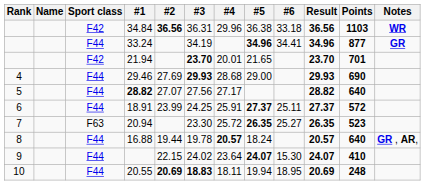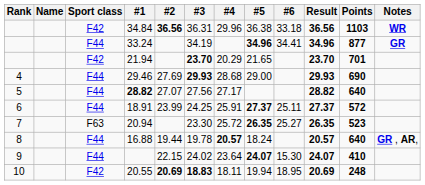(229, 60) 20.01 -> (229, 60) 20.29
(95, 172) F44 -> (95, 172) F42
